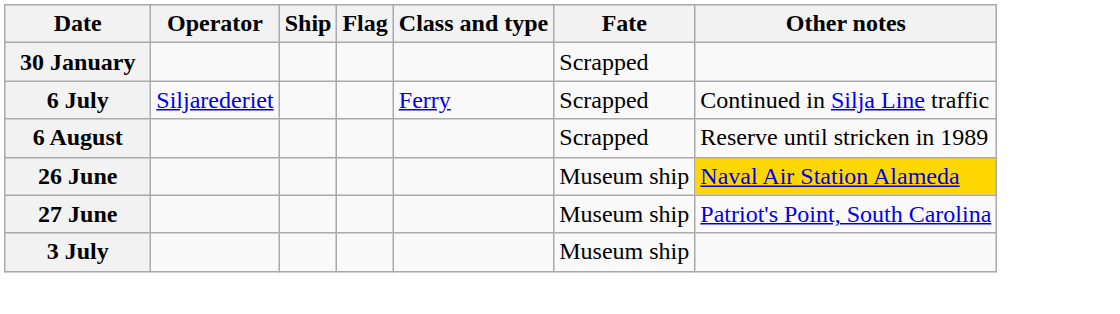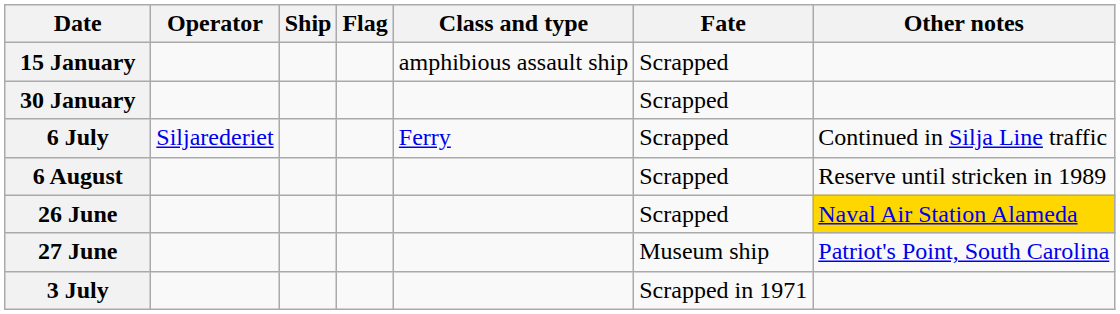+ row: (78, 61)
(624, 175) Museum ship -> (684, 213) Scrapped
(624, 251) Museum ship -> (723, 289) Scrapped in 1971
